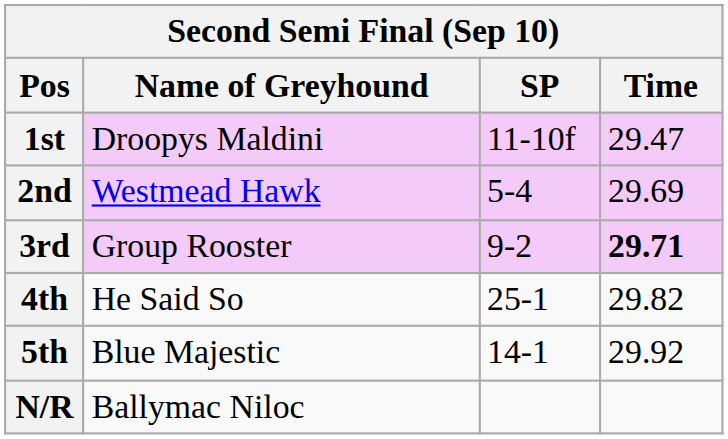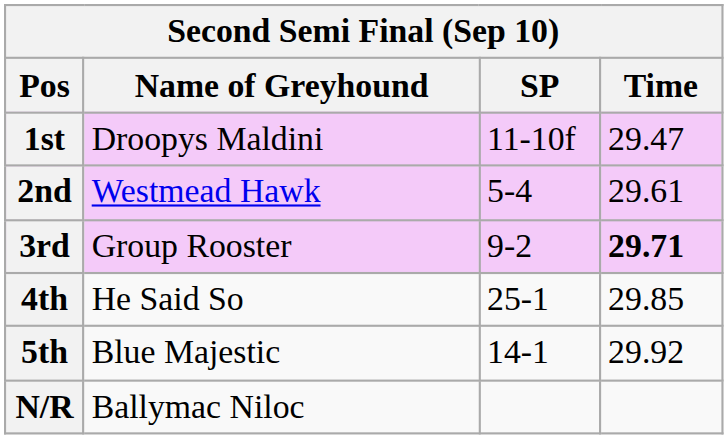(646, 191) 29.69 -> (646, 191) 29.61
(646, 298) 29.82 -> (646, 298) 29.85
